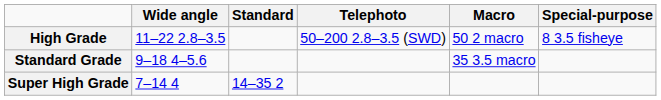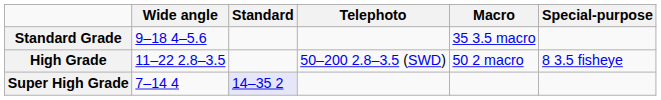rows swapped: (68, 60) <-> (68, 38)
(258, 83) no background -> (258, 83) lavender background
